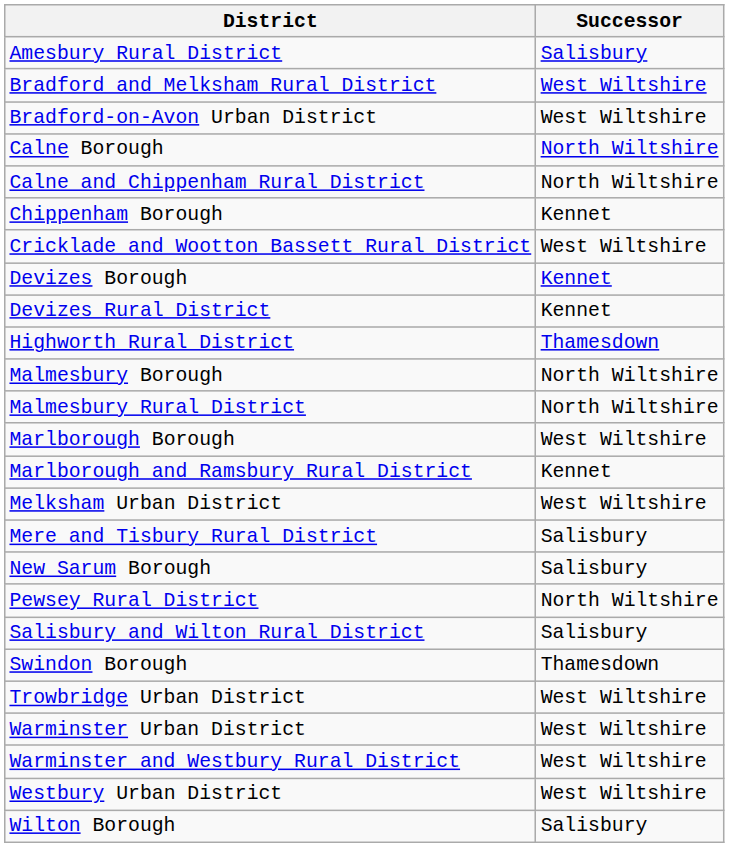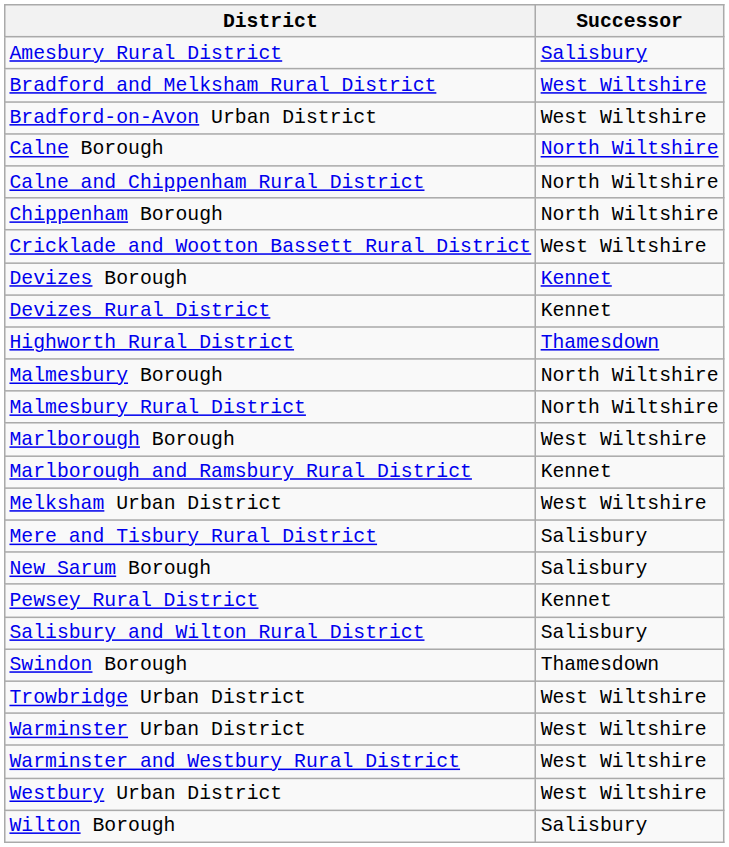(576, 214) Kennet -> (630, 214) North Wiltshire
(630, 601) North Wiltshire -> (576, 601) Kennet
